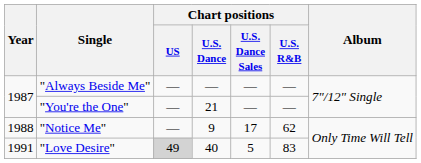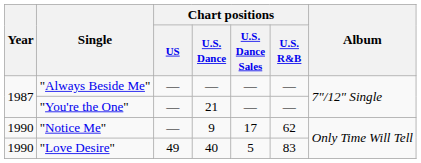(21, 127) 1988 -> (21, 127) 1990
(21, 148) 1991 -> (21, 148) 1990
(173, 148) lightgrey background -> (173, 148) no background
